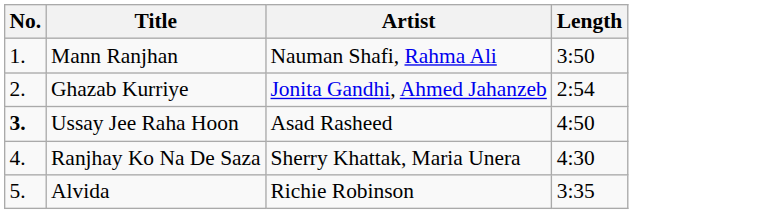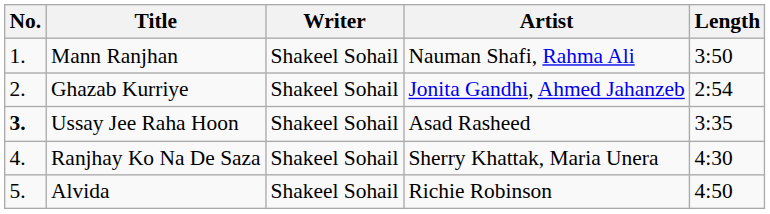+ column: (335, 21)
(576, 123) 4:50 -> (714, 123) 3:35
(576, 191) 3:35 -> (714, 191) 4:50
